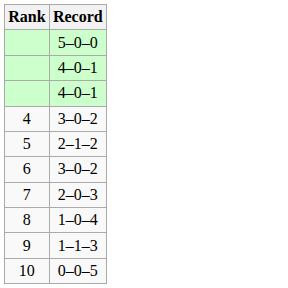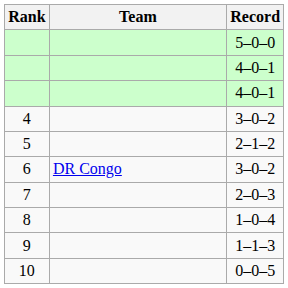+ column: (138, 17)
